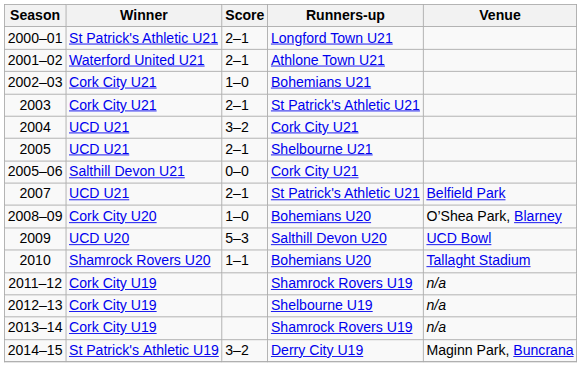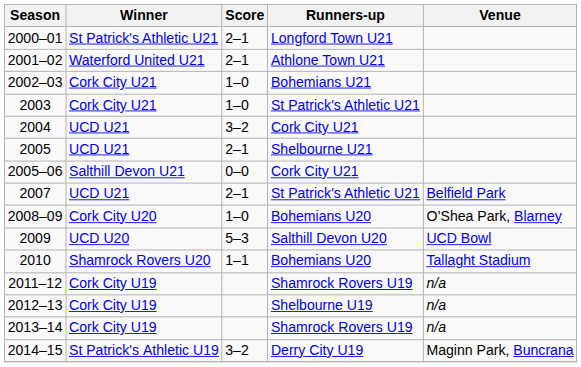(237, 104) 2–1 -> (237, 104) 1–0
